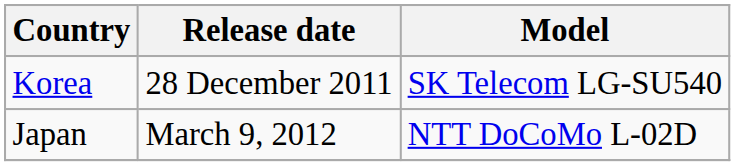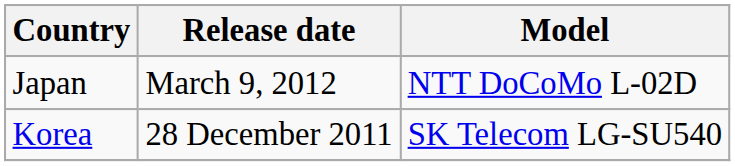rows swapped: (52, 82) <-> (50, 133)
